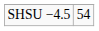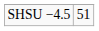(83, 15) 54 -> (83, 15) 51
